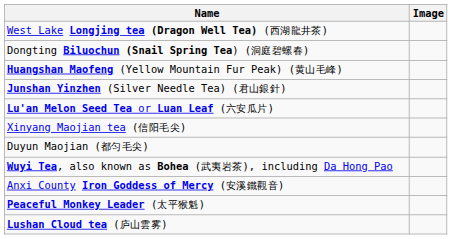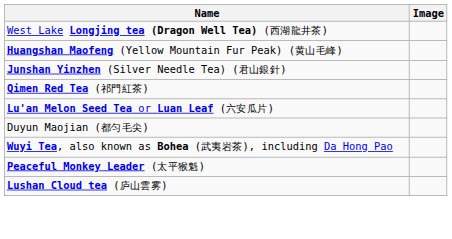- row: (158, 50)
+ row: (78, 89)
- row: (97, 127)
- row: (146, 185)
